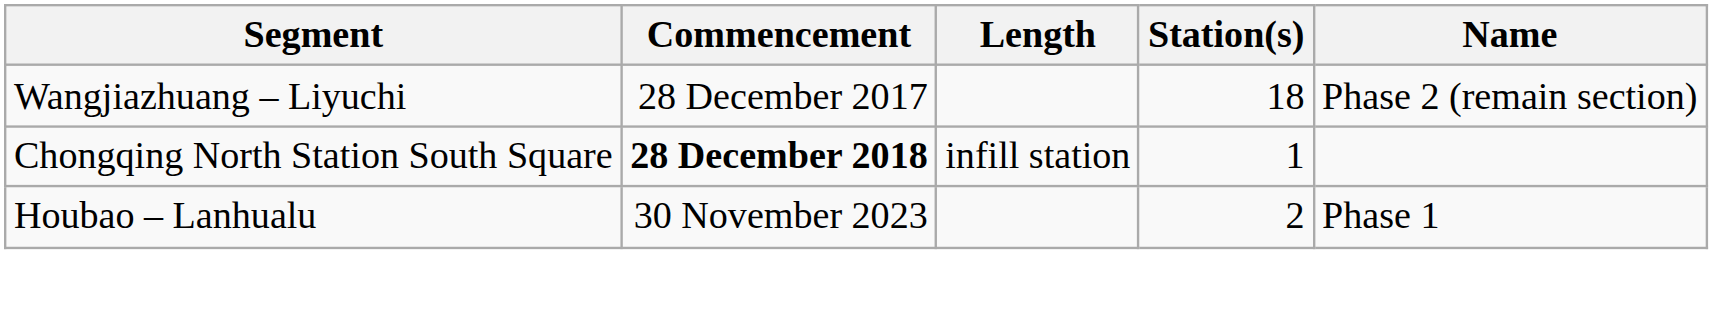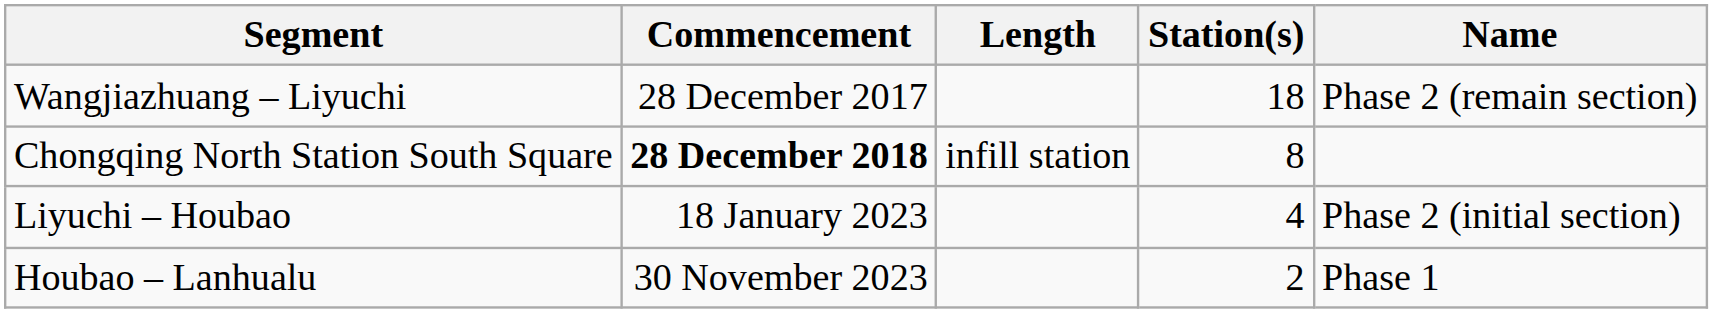(1295, 155) 1 -> (1295, 155) 8
+ row: (153, 215)
